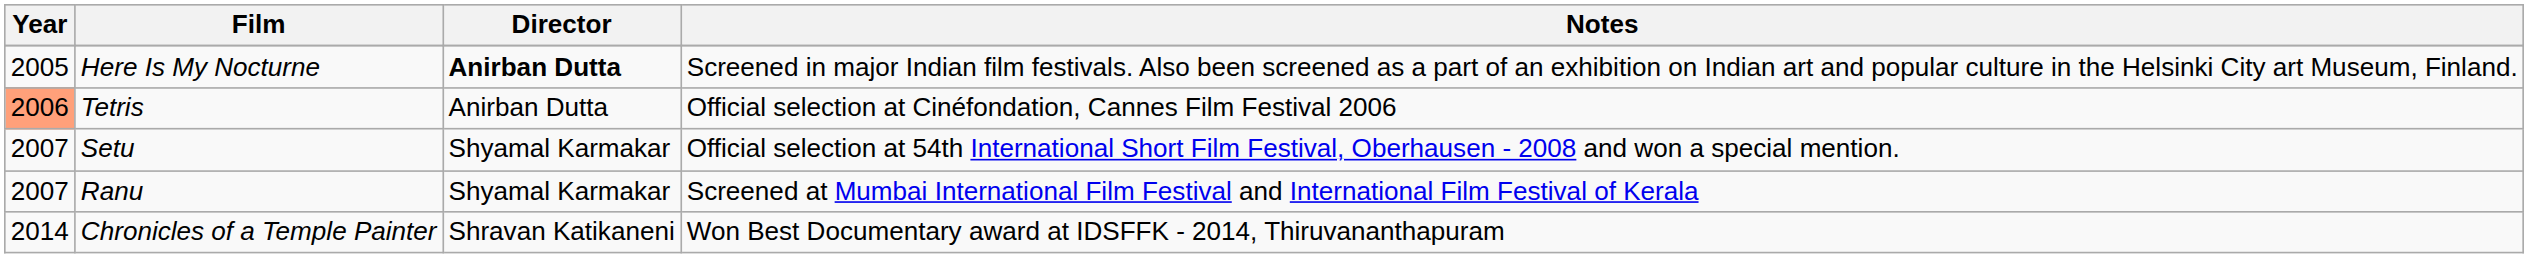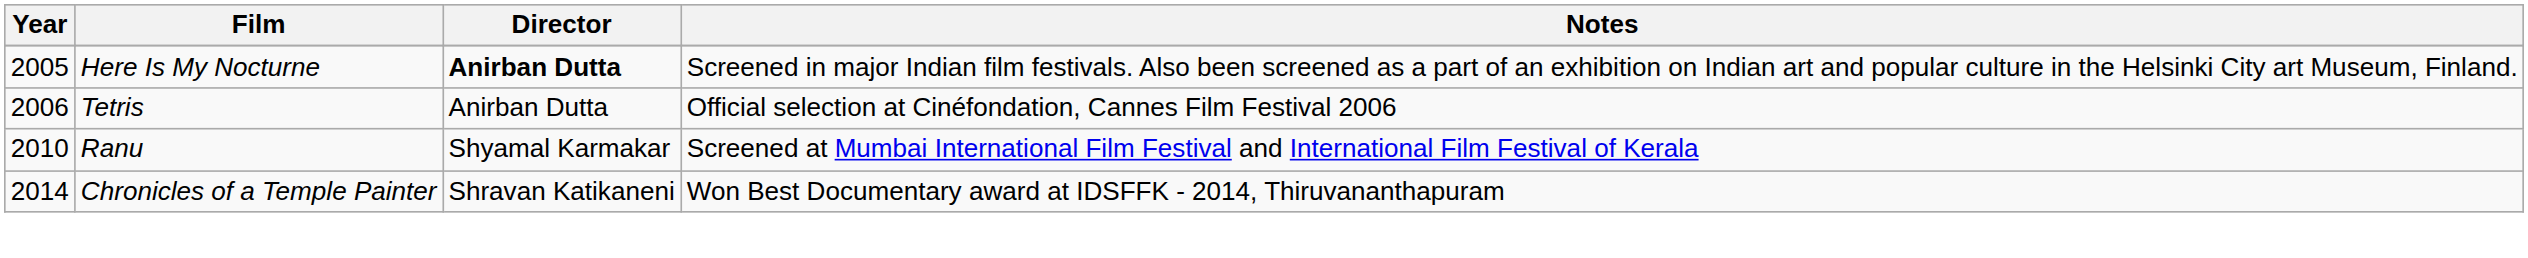(40, 107) lightsalmon background -> (40, 107) no background
- row: (108, 149)
(40, 190) 2007 -> (40, 149) 2010
